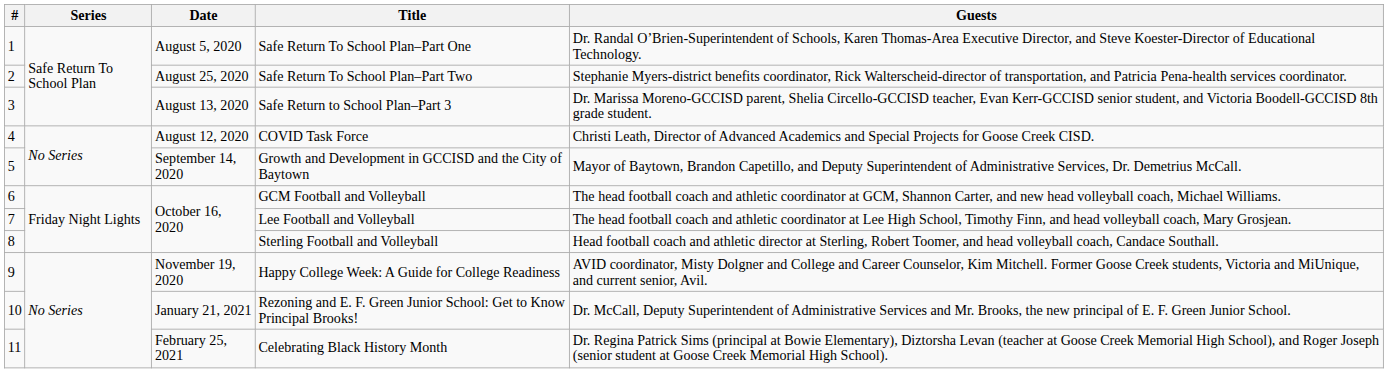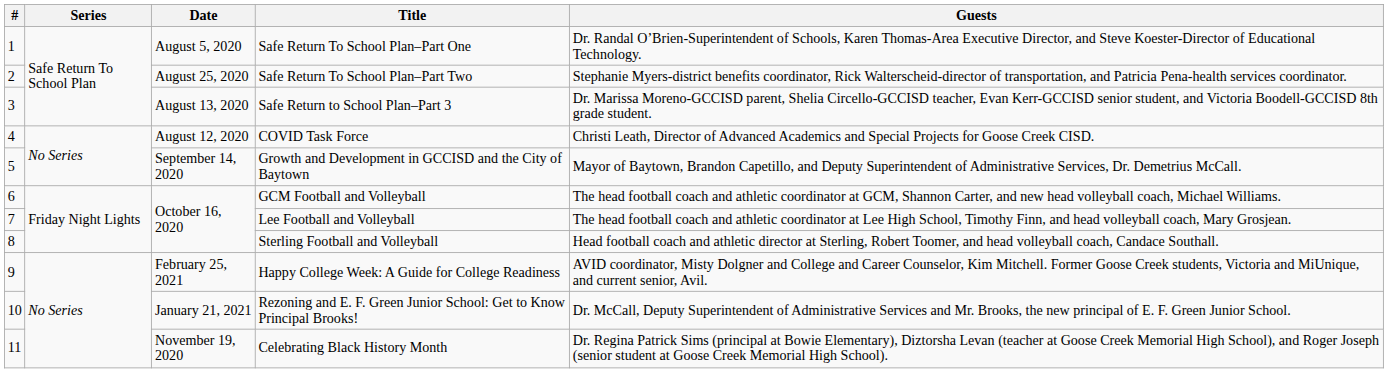(195, 272) November 19, 2020 -> (191, 272) February 25, 2021
(191, 348) February 25, 2021 -> (195, 348) November 19, 2020
